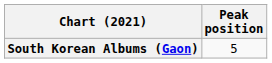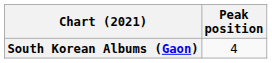(234, 48) 5 -> (234, 48) 4
